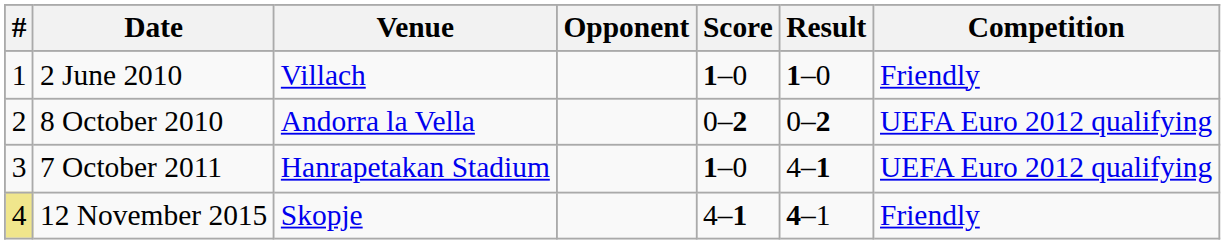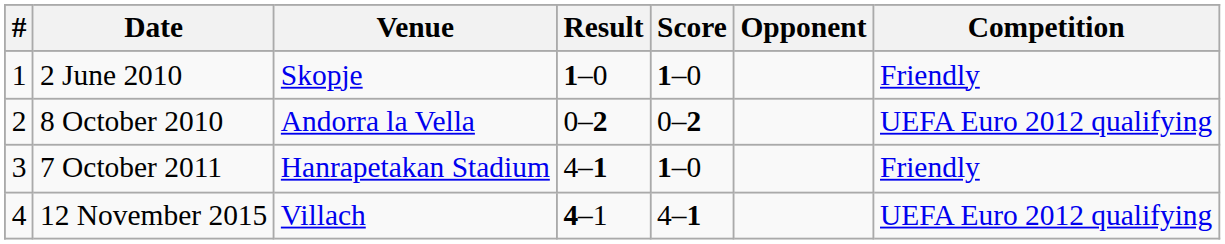columns swapped: (626, 27) <-> (826, 27)
(323, 74) Villach -> (322, 74) Skopje
(1046, 167) UEFA Euro 2012 qualifying -> (930, 167) Friendly
(19, 214) khaki background -> (19, 214) no background
(322, 214) Skopje -> (323, 214) Villach
(930, 214) Friendly -> (1046, 214) UEFA Euro 2012 qualifying
